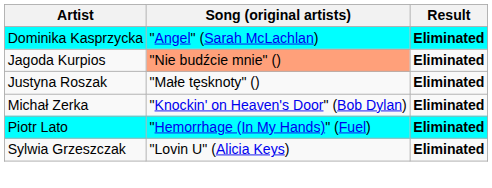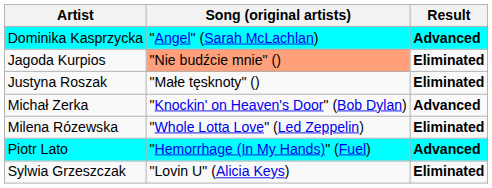(449, 37) Eliminated -> (447, 37) Advanced
(449, 104) Eliminated -> (447, 104) Advanced
+ row: (63, 127)
(449, 127) Eliminated -> (447, 149) Advanced
